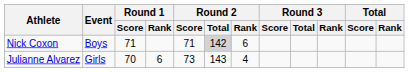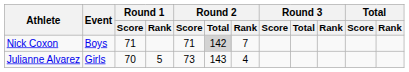(245, 44) 6 -> (245, 44) 7
(160, 60) 6 -> (160, 60) 5
